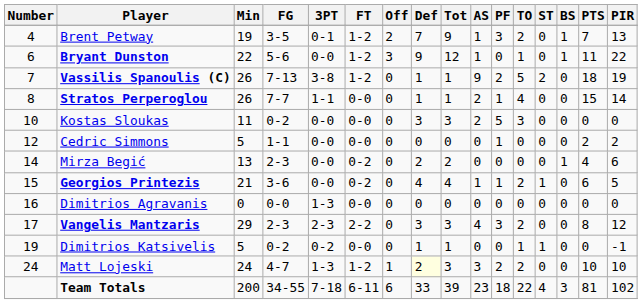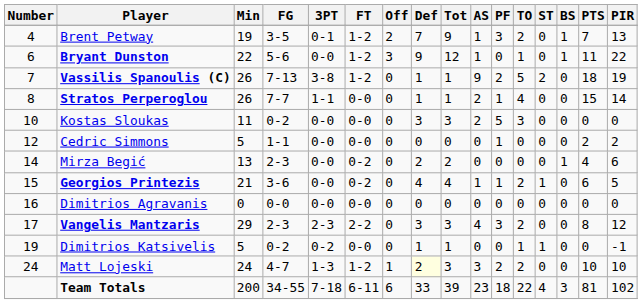(323, 204) 1-3 -> (323, 204) 0-0
